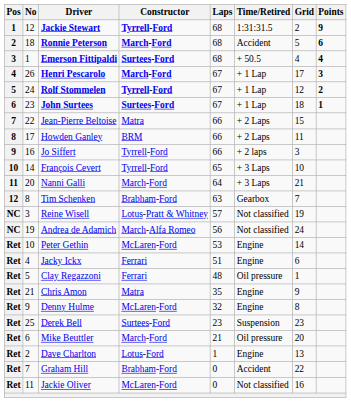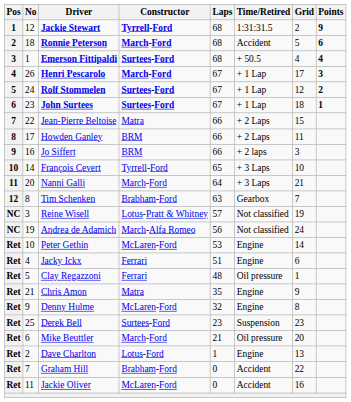(147, 90) Tyrrell-Ford -> (148, 90) Surtees-Ford
(145, 152) Tyrrell-Ford -> (132, 152) BRM
(263, 385) Not classified -> (254, 385) Accident
